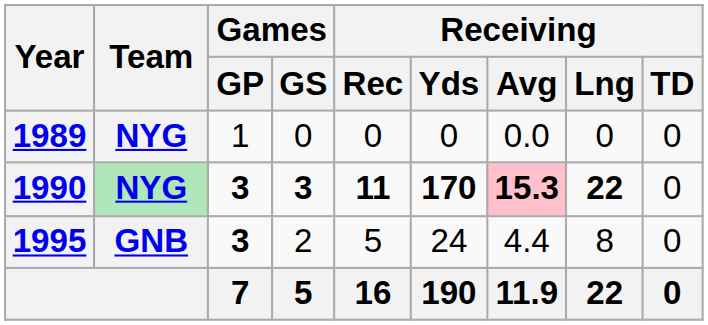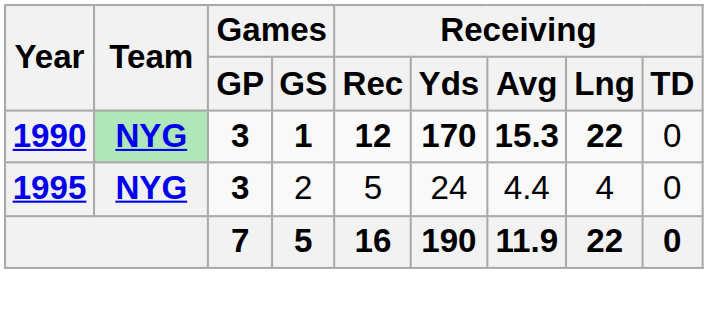- row: (50, 135)
(303, 188) 3 -> (303, 135) 1
(373, 188) 11 -> (373, 135) 12
(527, 188) pink background -> (527, 135) no background
(151, 240) GNB -> (151, 188) NYG
(605, 240) 8 -> (605, 188) 4
